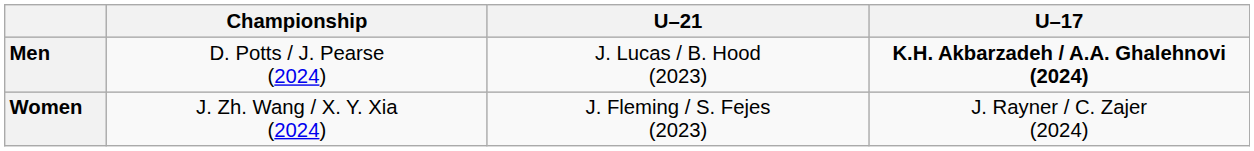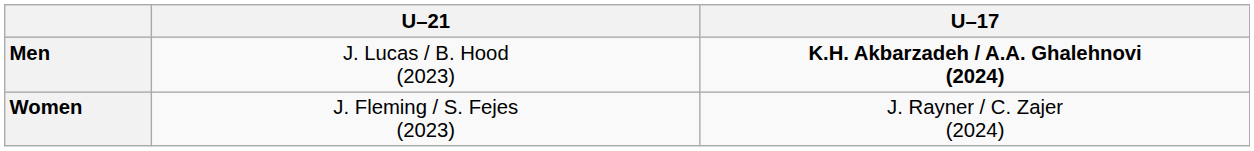- column: (297, 21)
